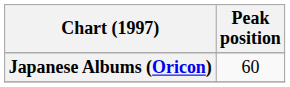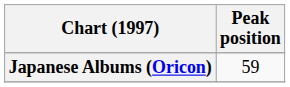(250, 67) 60 -> (250, 67) 59
